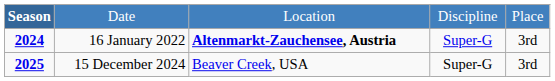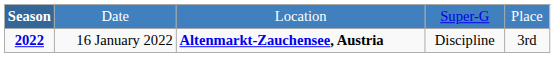(468, 16) Discipline -> (465, 16) Super-G
(29, 40) 2024 -> (29, 40) 2022
(468, 40) Super-G -> (465, 40) Discipline
- row: (130, 64)
